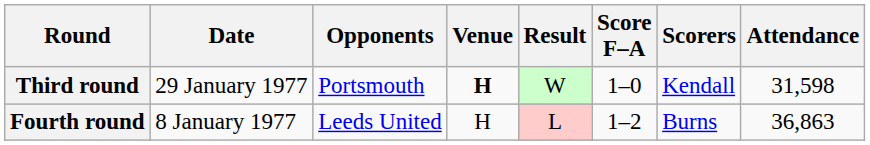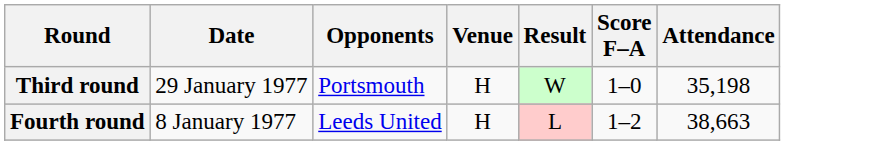- column: (699, 35)
(483, 85) bold -> (483, 85) normal
(803, 85) 31,598 -> (718, 85) 35,198
(803, 121) 36,863 -> (718, 121) 38,663
